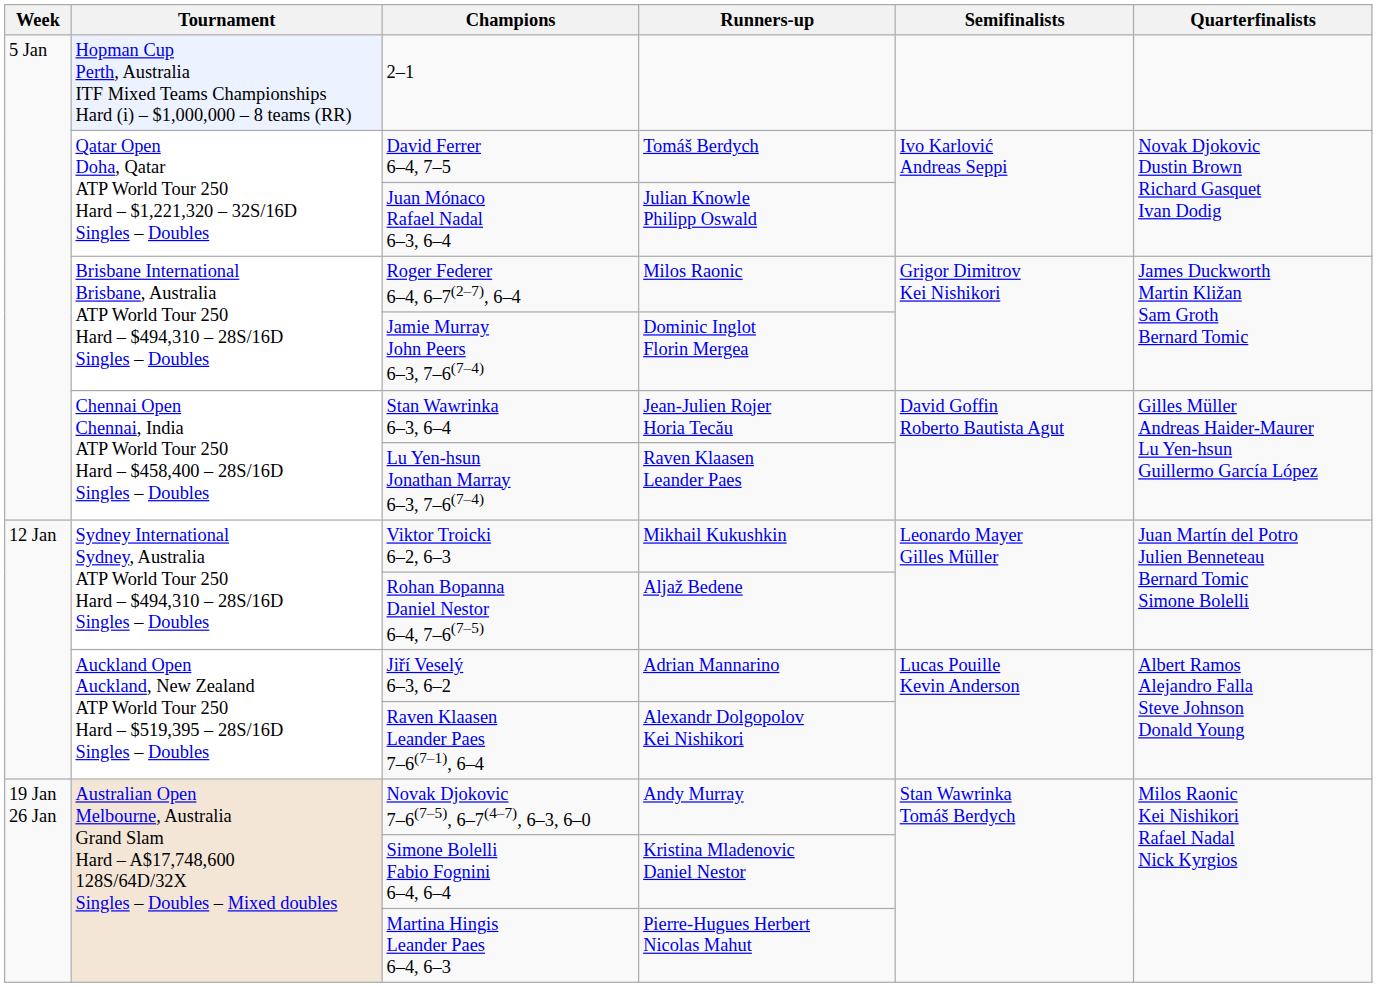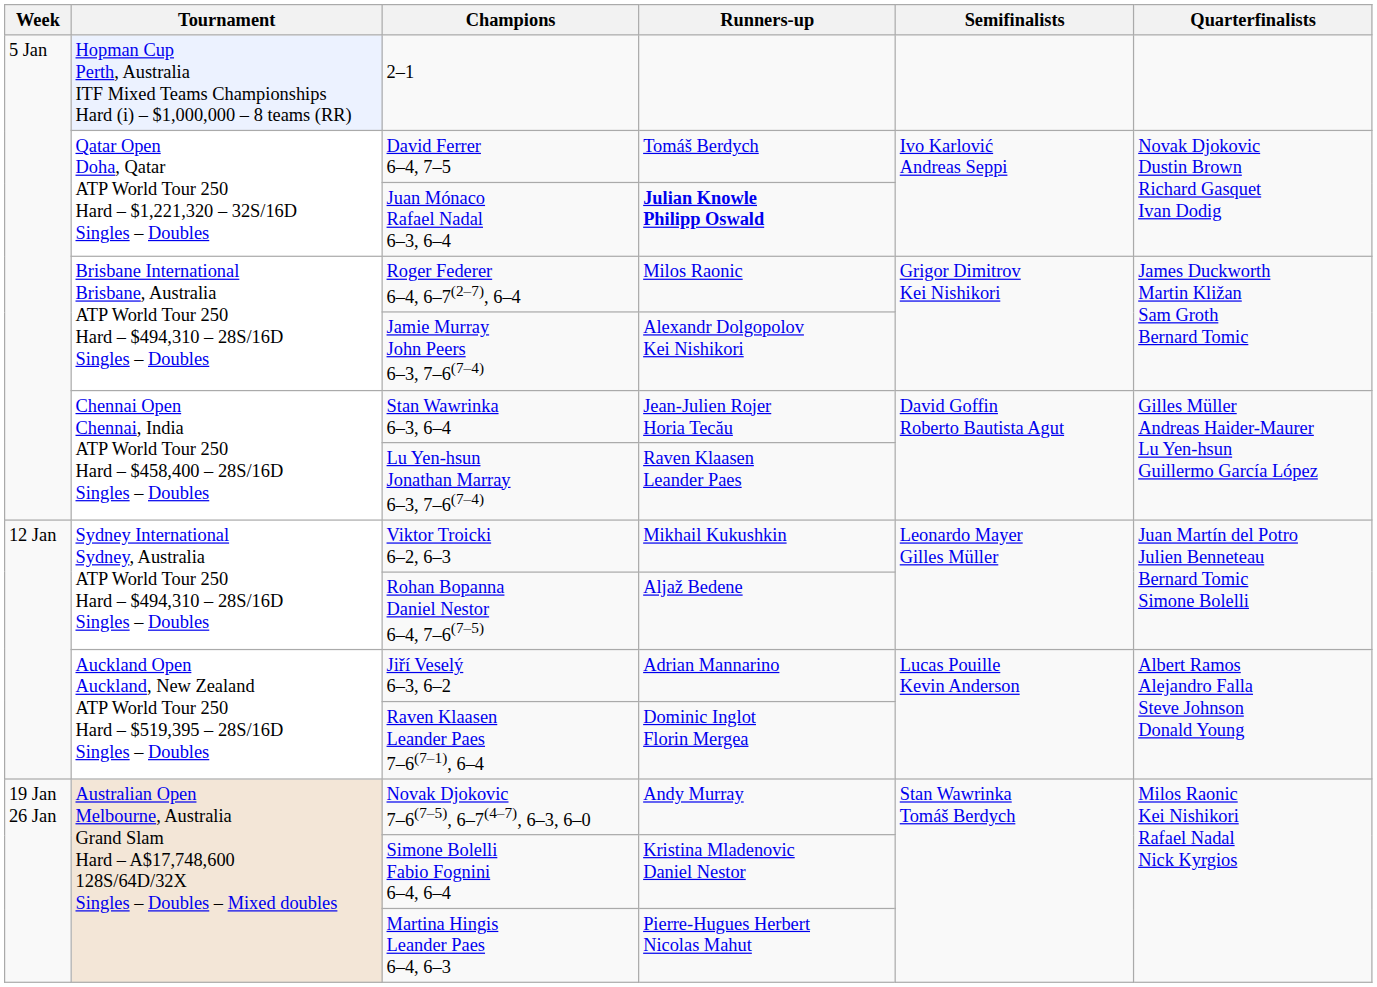(700, 208) normal -> (704, 208) bold
(700, 338) Dominic Inglot Florin Mergea -> (724, 338) Alexandr Dolgopolov Kei Nishikori
(724, 727) Alexandr Dolgopolov Kei Nishikori -> (700, 727) Dominic Inglot Florin Mergea
